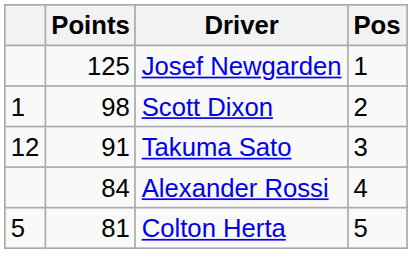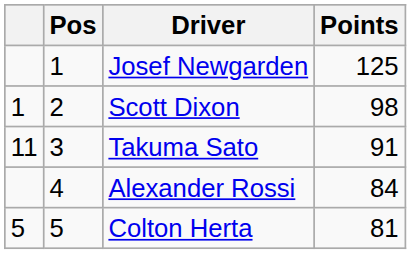columns swapped: (377, 25) <-> (91, 25)
(25, 147) 12 -> (24, 147) 11
